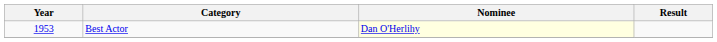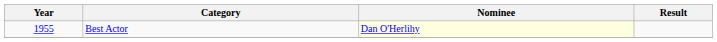(44, 29) 1953 -> (44, 29) 1955
